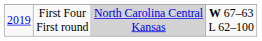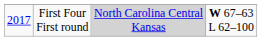(19, 20) 2019 -> (19, 20) 2017
